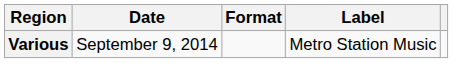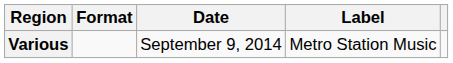columns swapped: (147, 17) <-> (254, 17)
